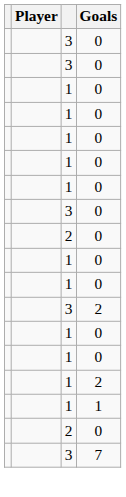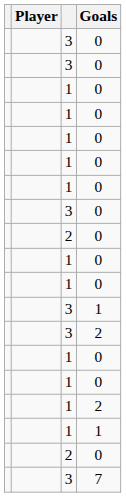+ row: (69, 308)
